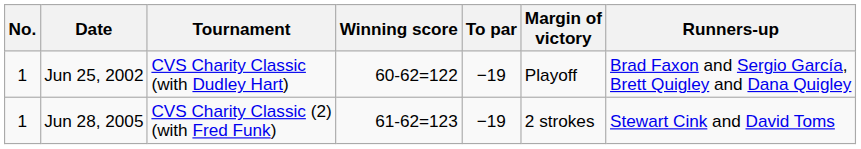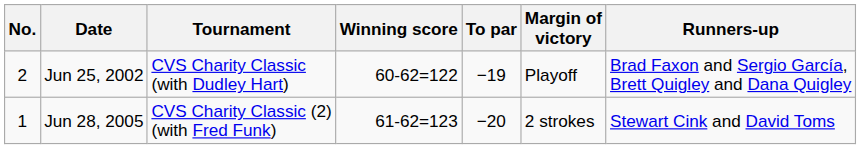(22, 74) 1 -> (22, 74) 2
(491, 121) −19 -> (491, 121) −20
